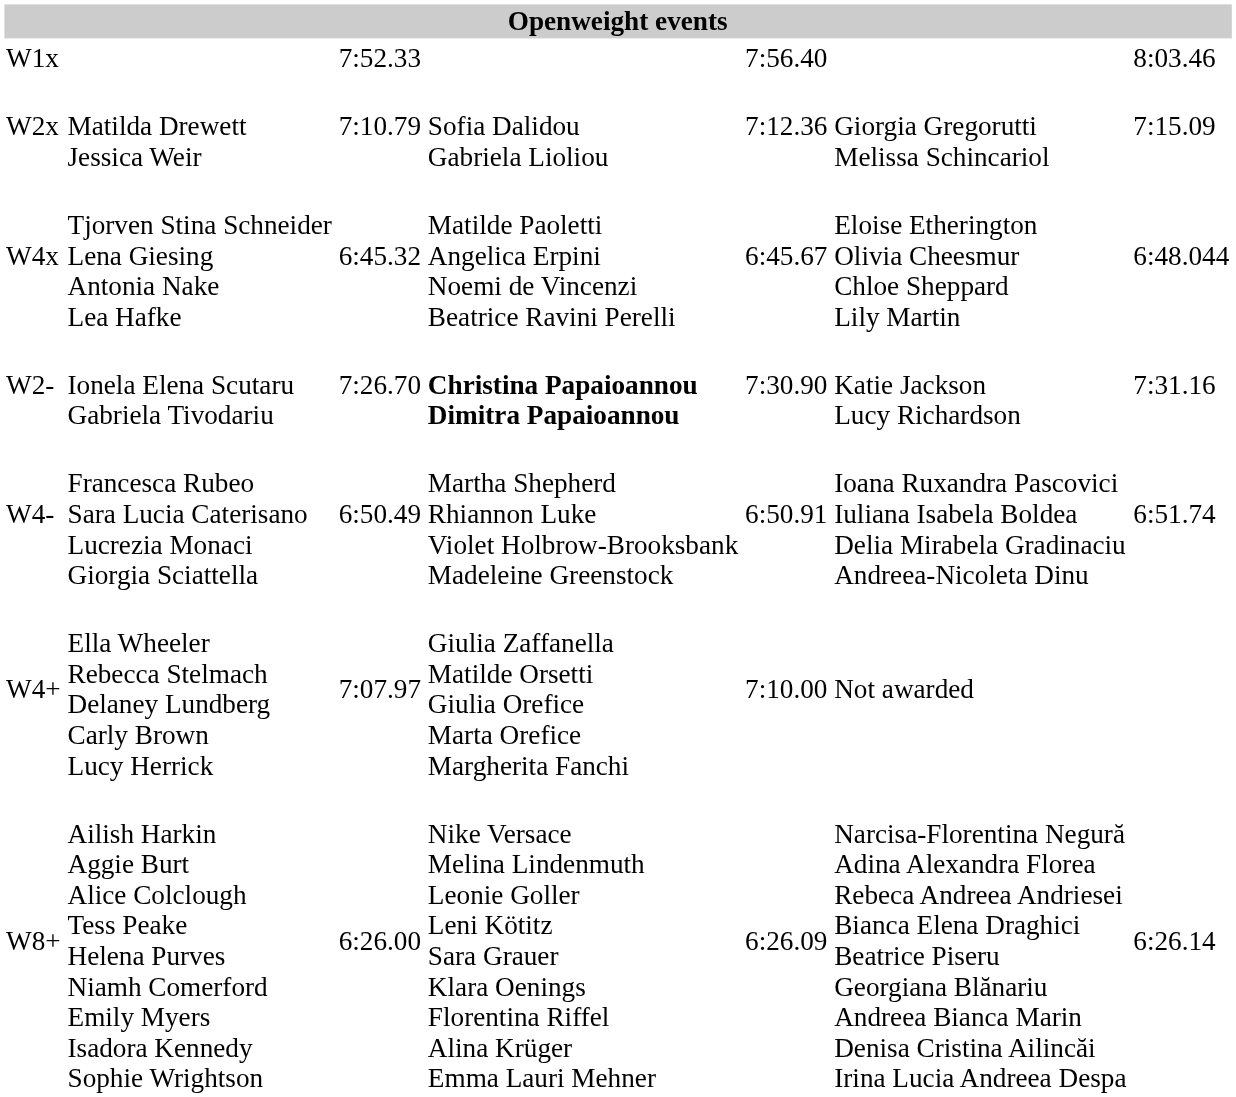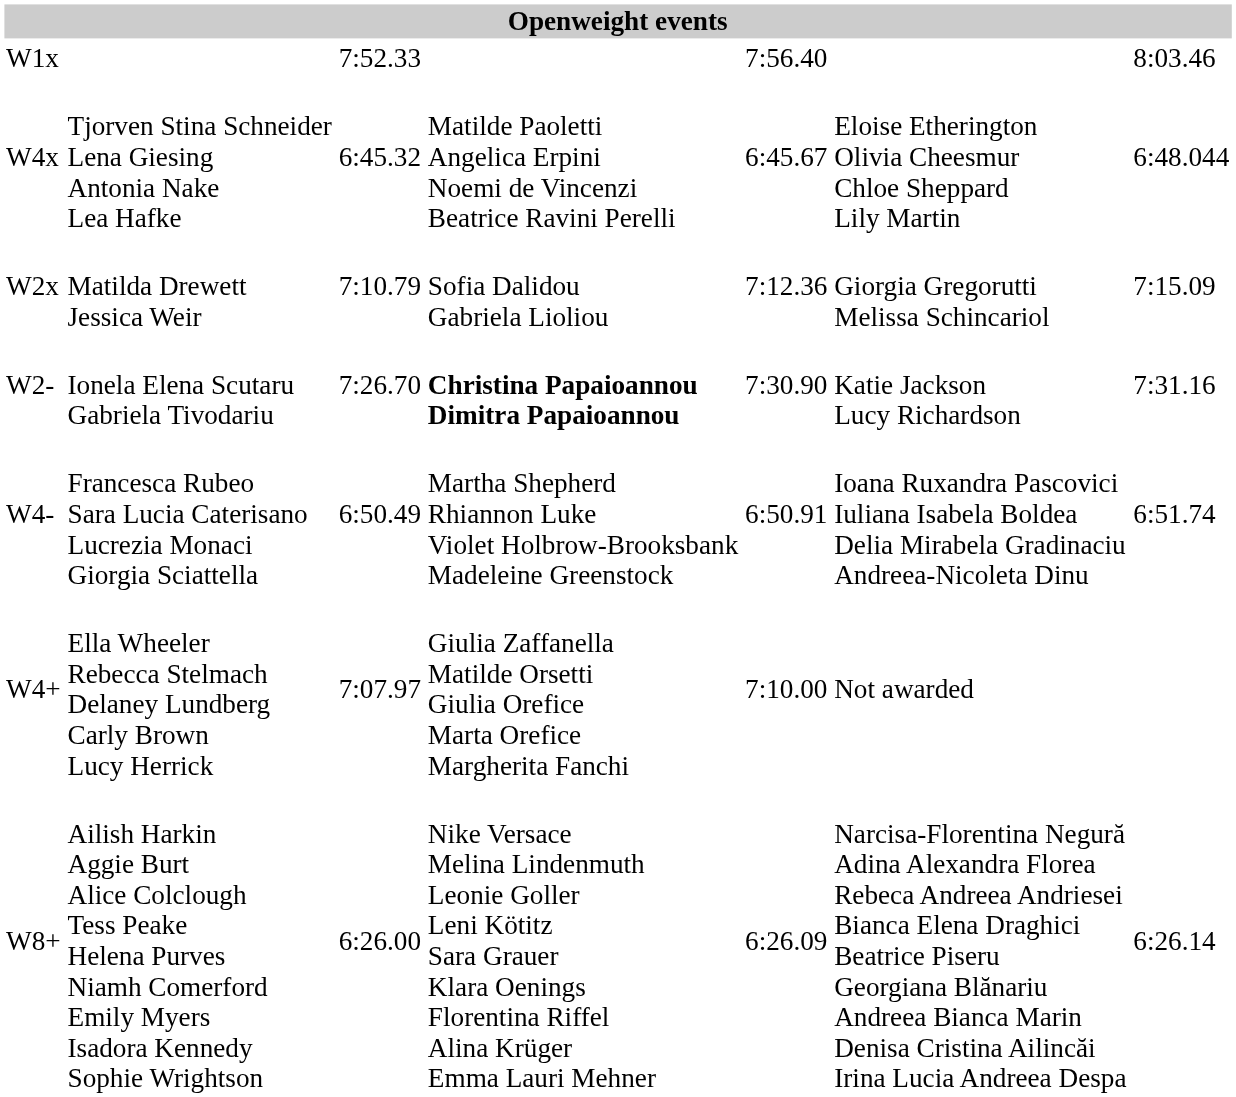rows swapped: (157, 141) <-> (200, 270)
